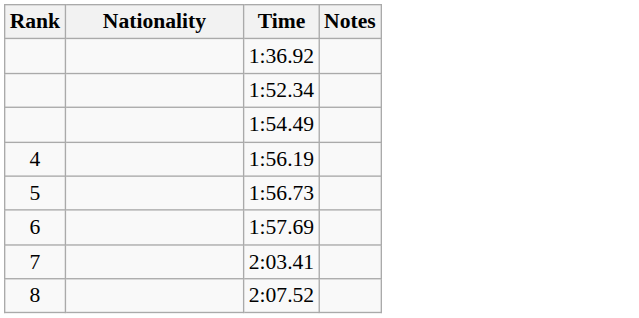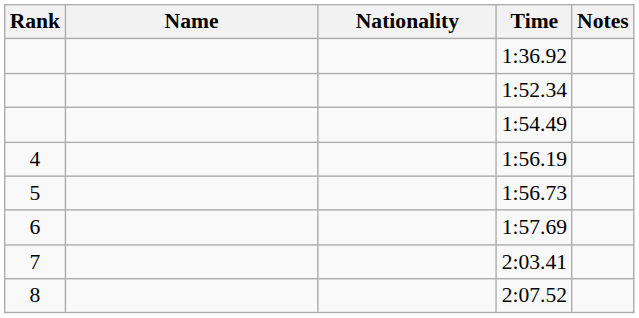+ column: (192, 21)
